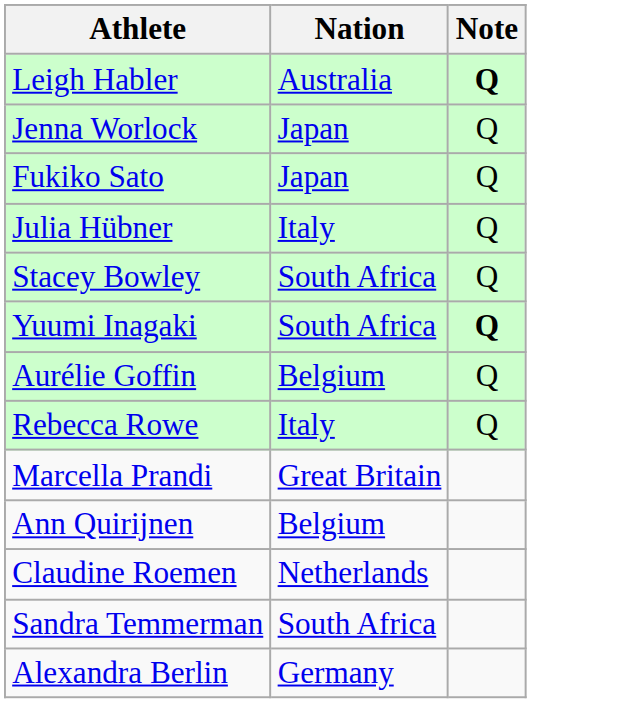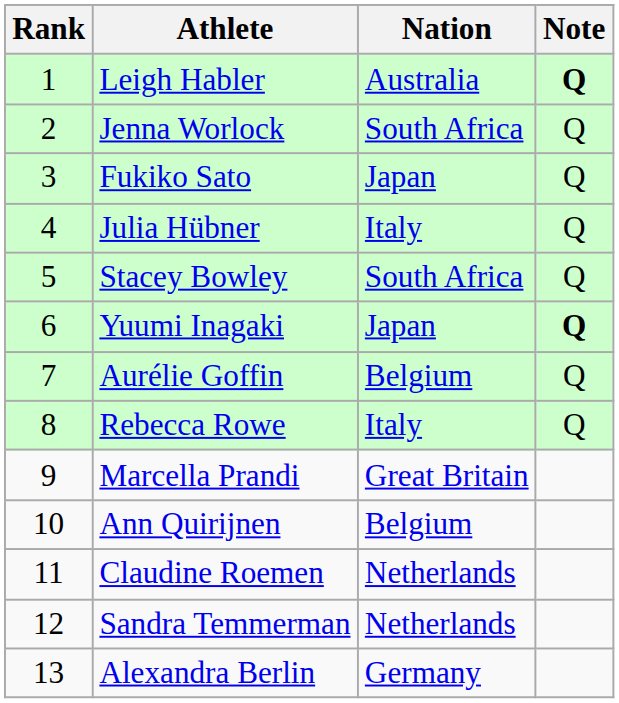+ column: (49, 29)
(313, 128) Japan -> (444, 128) South Africa
(357, 326) South Africa -> (400, 326) Japan
(357, 623) South Africa -> (440, 623) Netherlands
